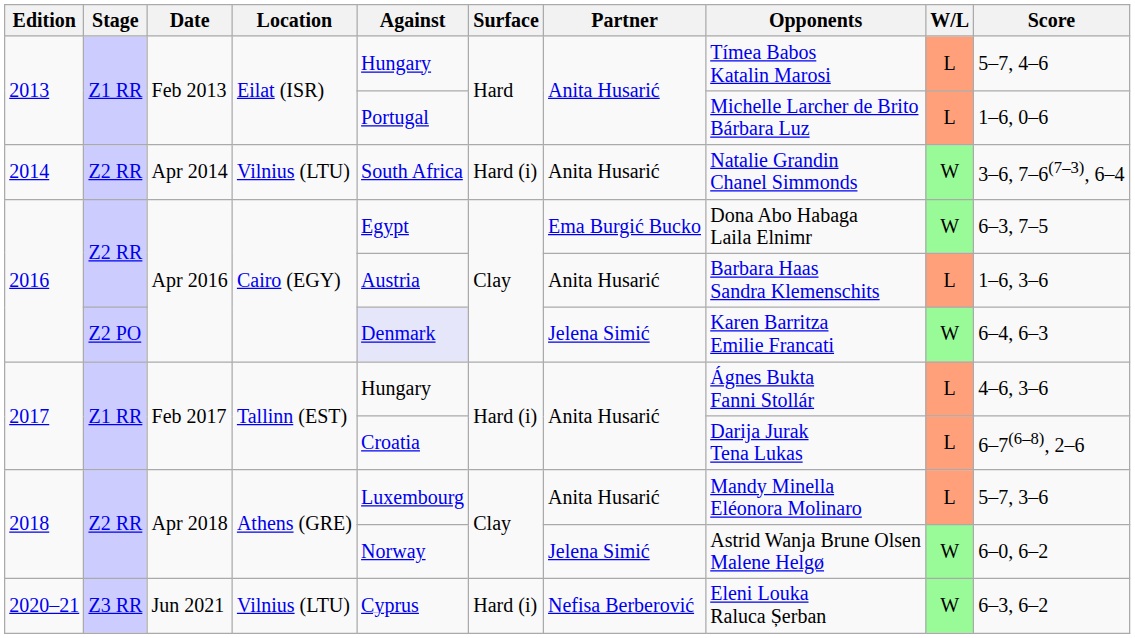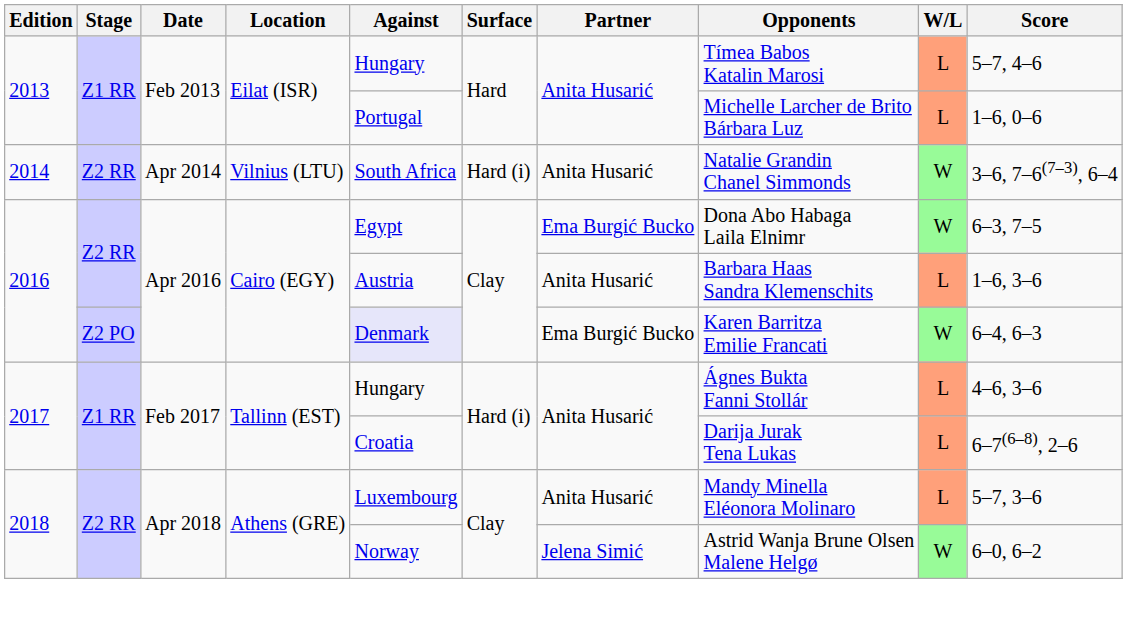(599, 334) Jelena Simić -> (618, 334) Ema Burgić Bucko
- row: (44, 605)
